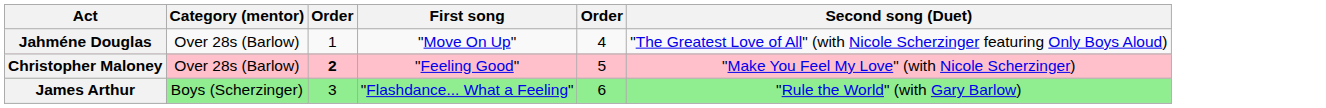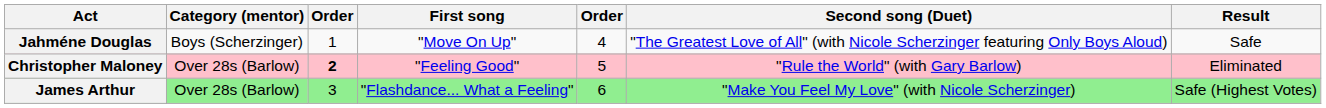+ column: (1246, 16)
(237, 41) Over 28s (Barlow) -> (237, 41) Boys (Scherzinger)
(899, 66) "Make You Feel My Love" (with Nicole Scherzinger) -> (899, 66) "Rule the World" (with Gary Barlow)
(237, 90) Boys (Scherzinger) -> (237, 90) Over 28s (Barlow)
(899, 90) "Rule the World" (with Gary Barlow) -> (899, 90) "Make You Feel My Love" (with Nicole Scherzinger)
